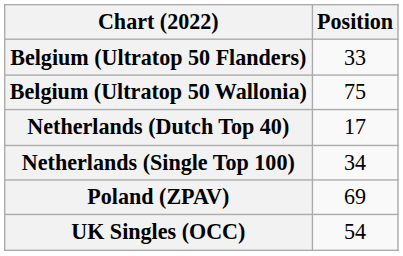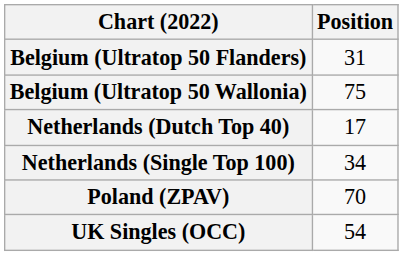(355, 57) 33 -> (355, 57) 31
(355, 197) 69 -> (355, 197) 70
